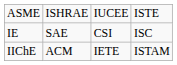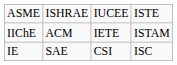rows swapped: (13, 32) <-> (22, 51)
